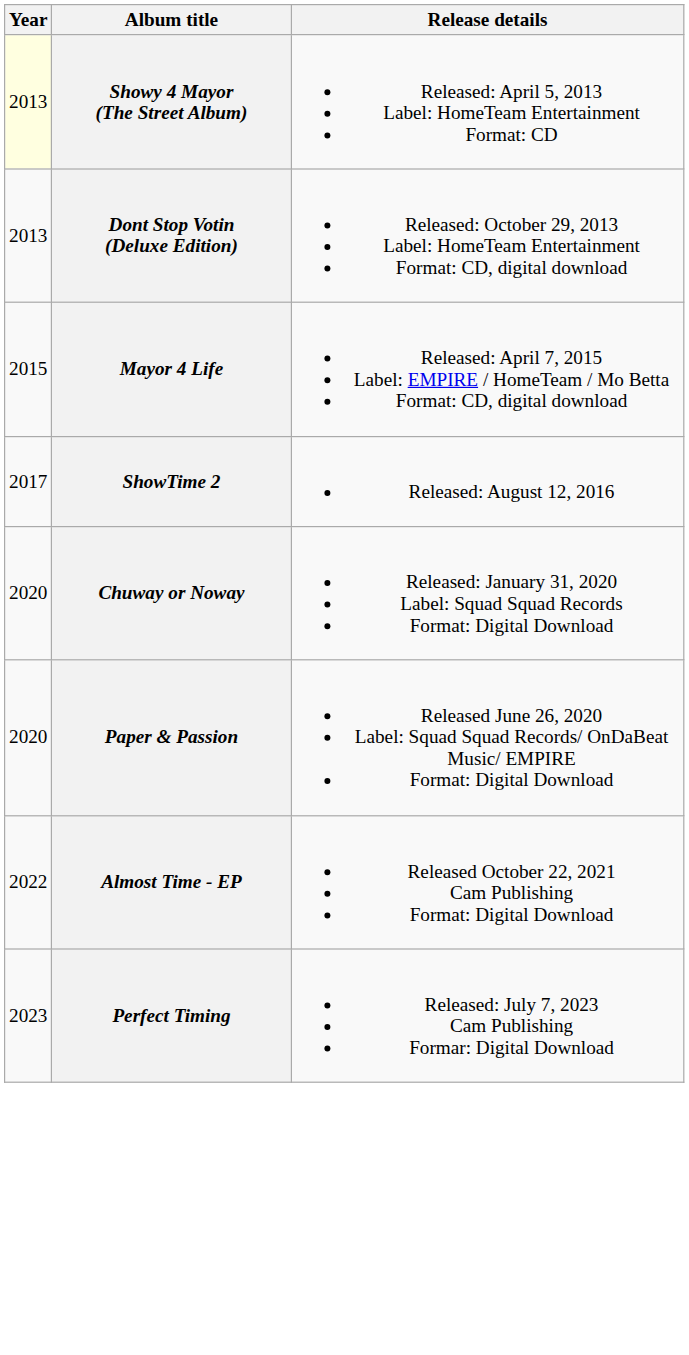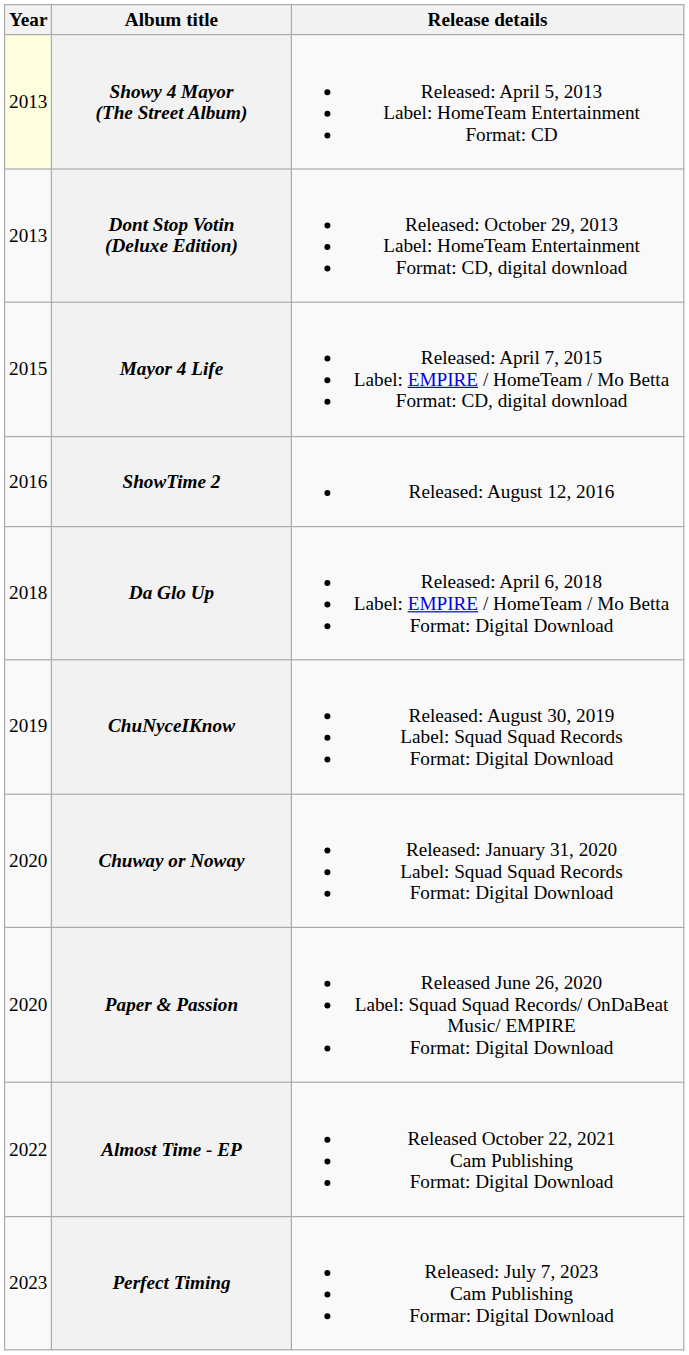(28, 481) 2017 -> (28, 481) 2016
+ row: (171, 593)
+ row: (171, 726)
